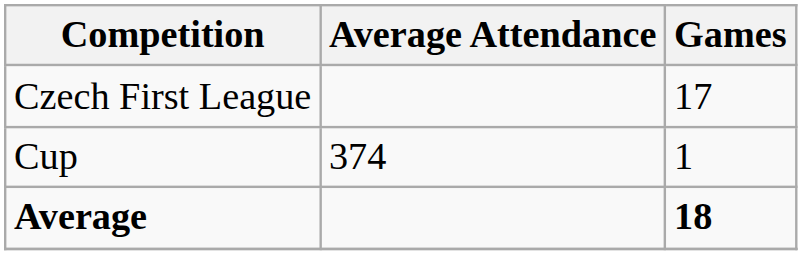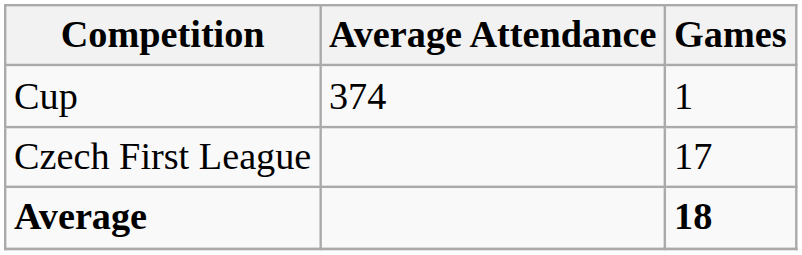rows swapped: (163, 95) <-> (46, 156)
